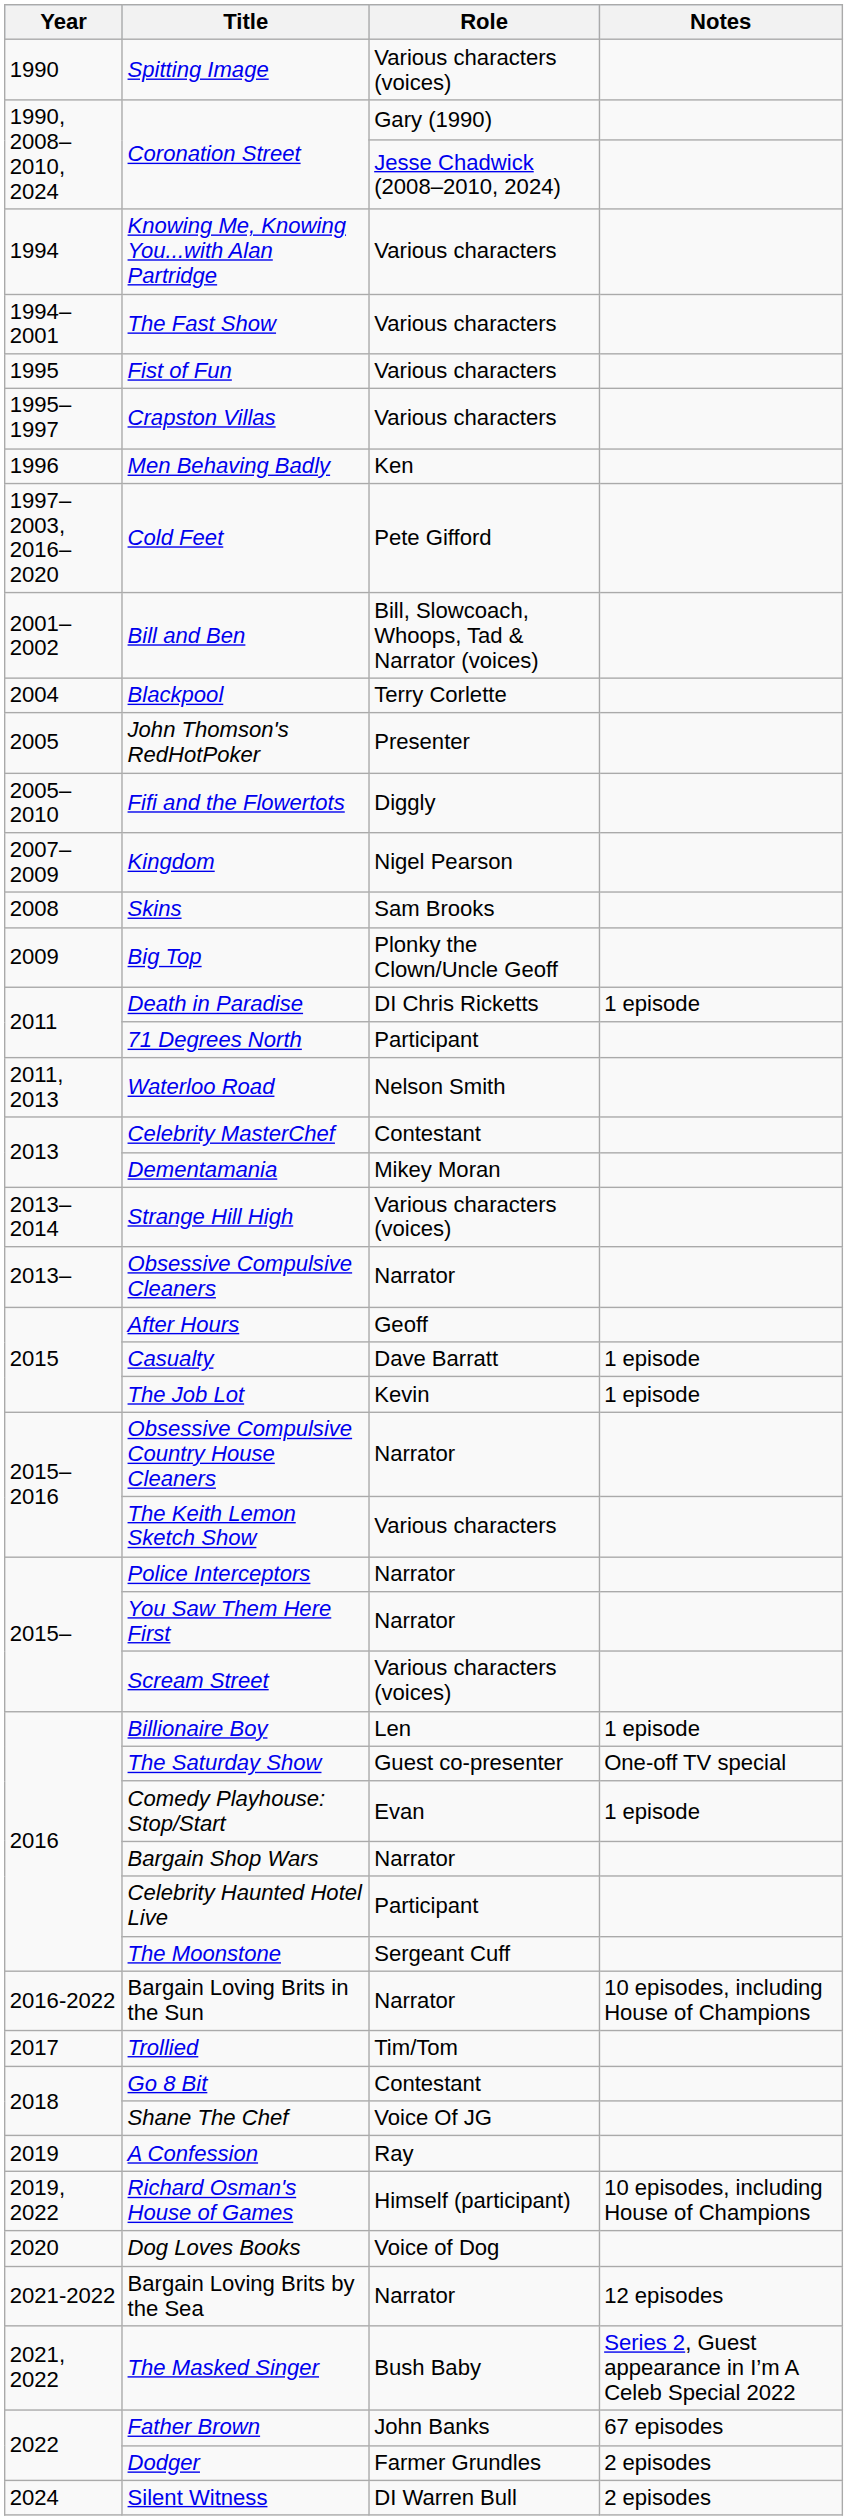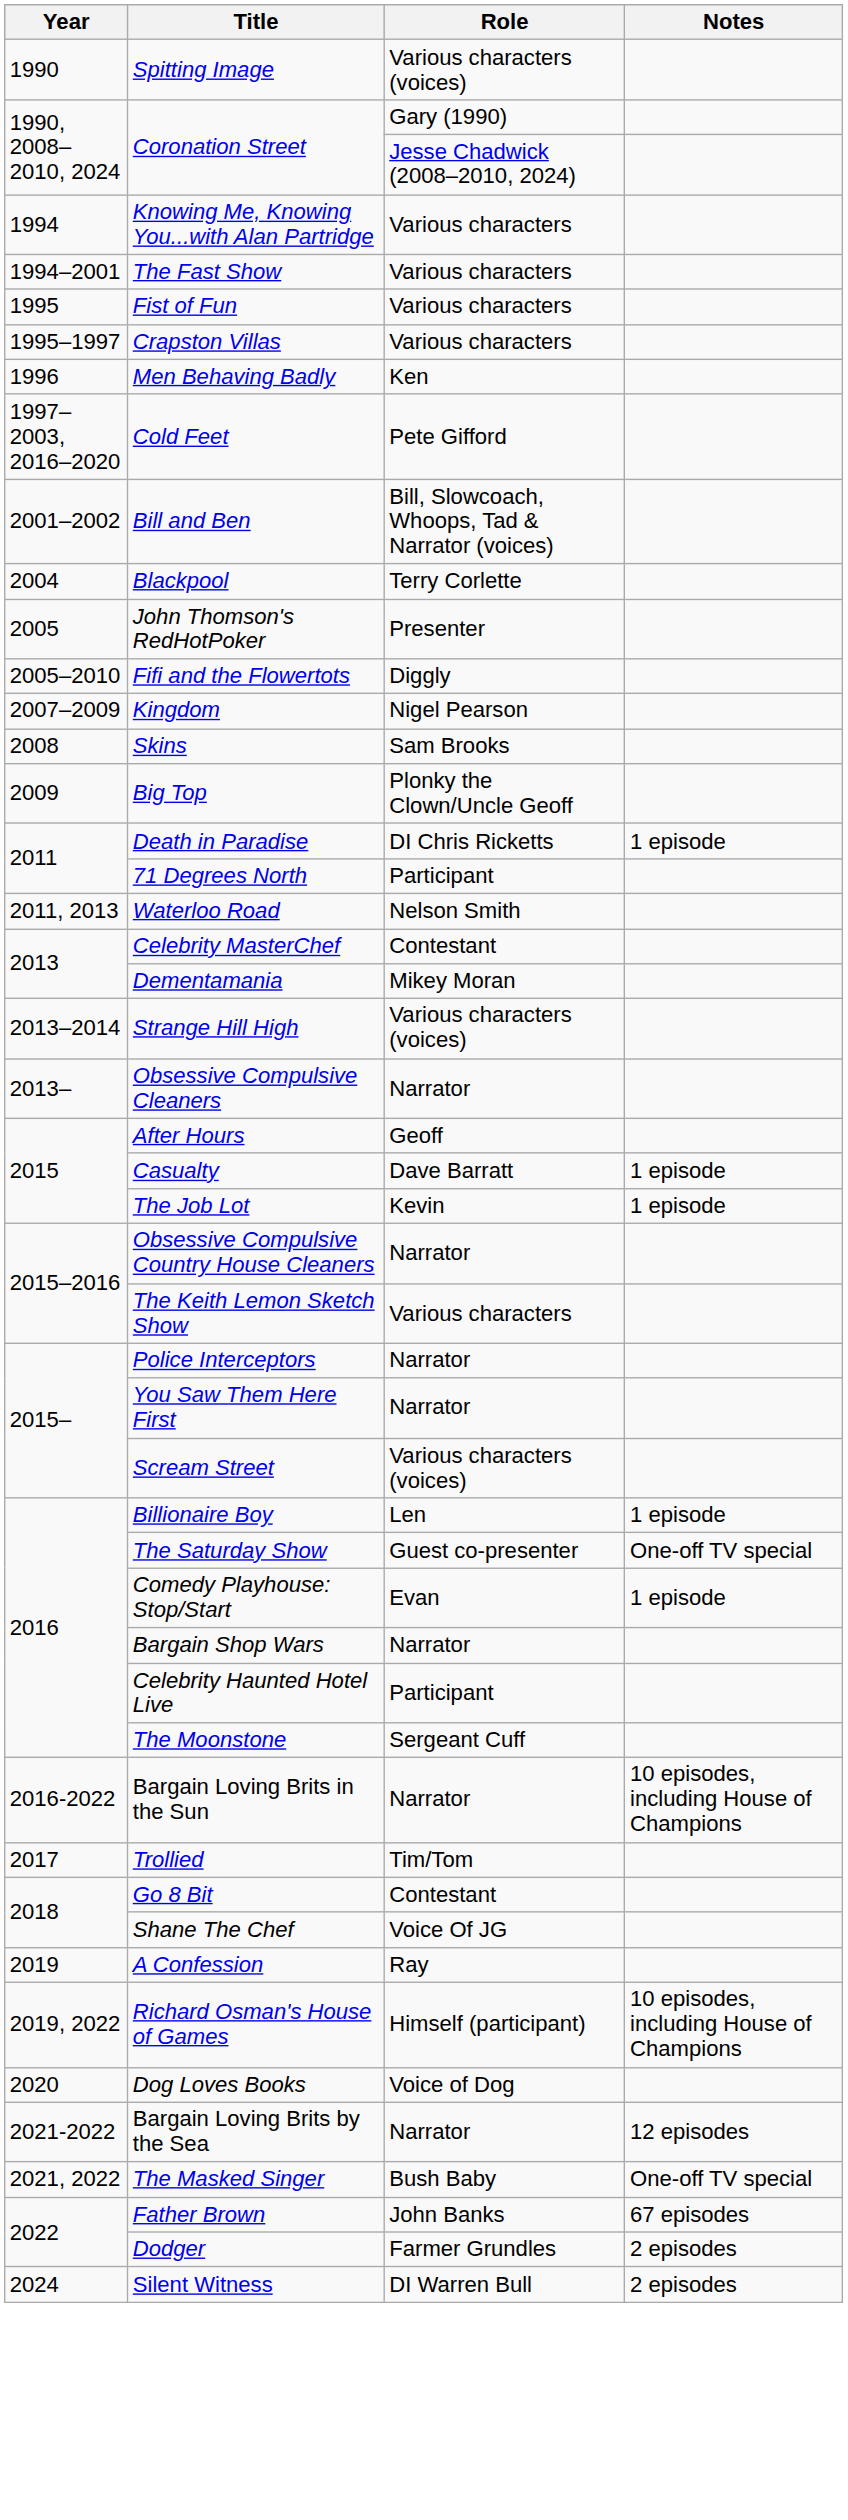(702, 2367) Series 2, Guest appearance in I’m A Celeb Special 2022 -> (721, 2179) One-off TV special
